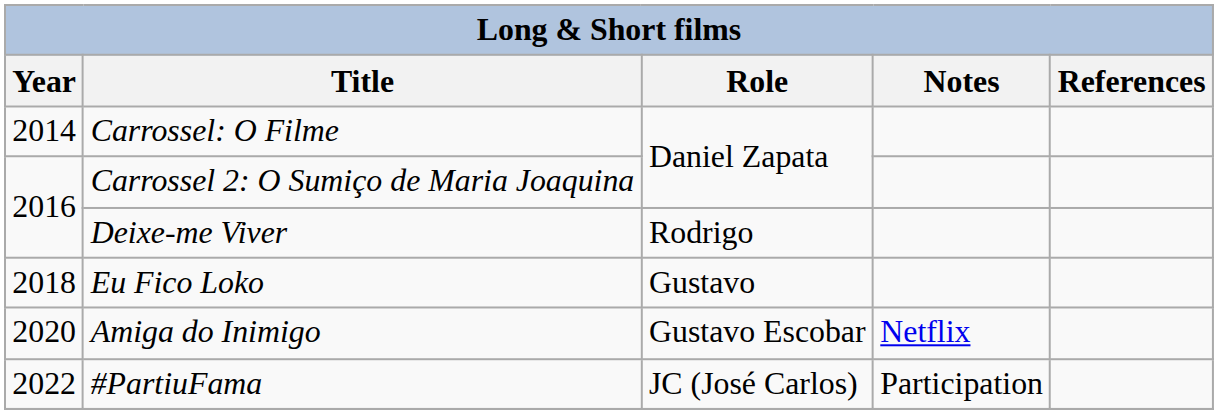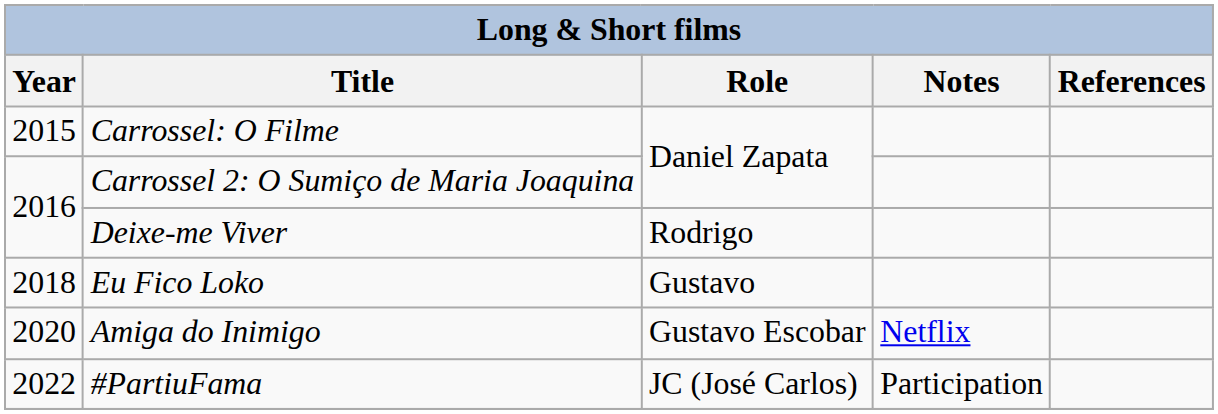(44, 130) 2014 -> (44, 130) 2015
